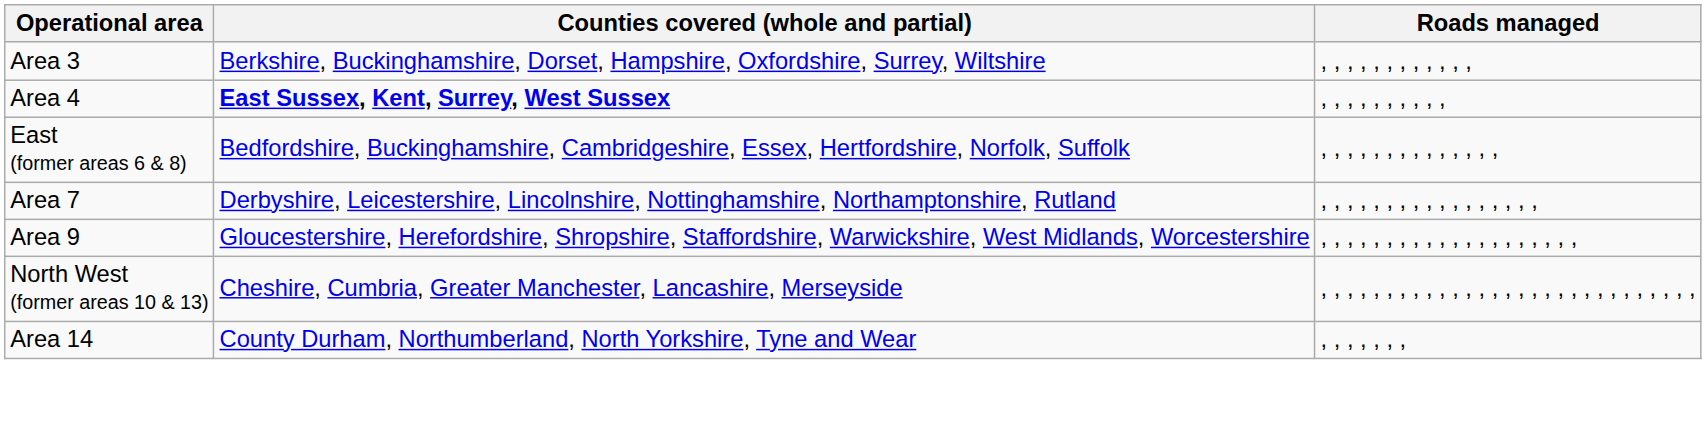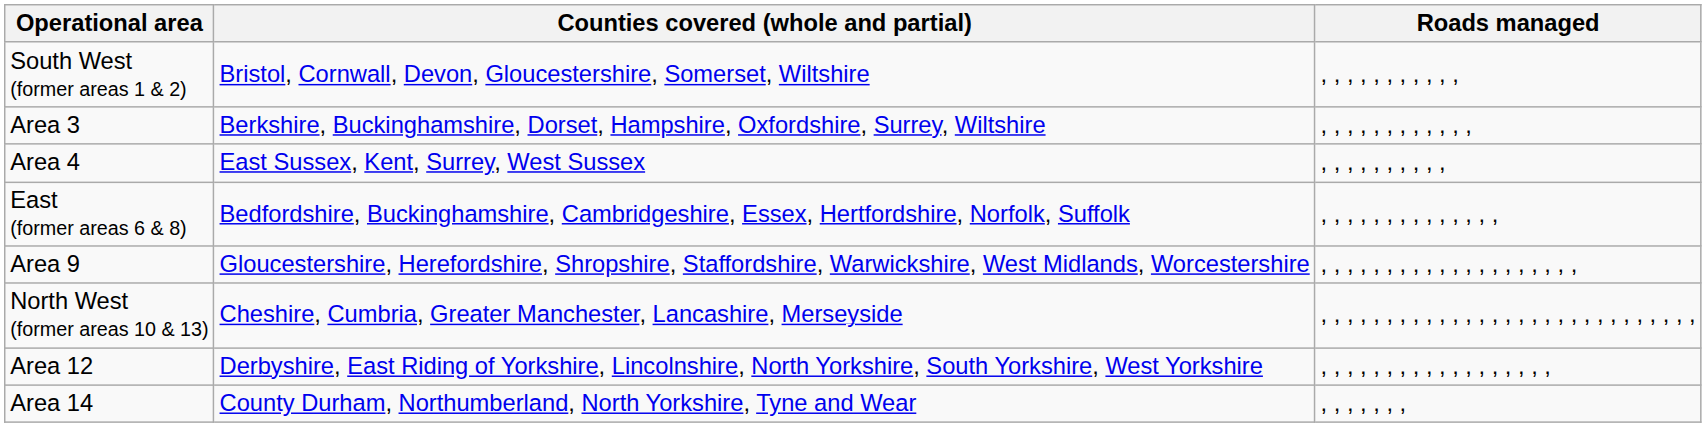+ row: (98, 74)
(445, 98) bold -> (432, 162) normal
- row: (45, 200)
+ row: (52, 366)
